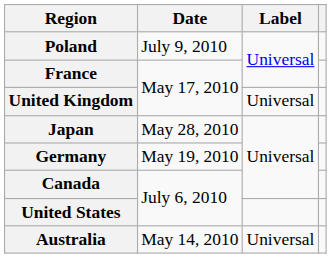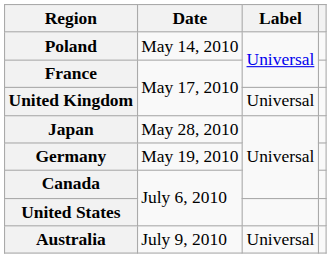(184, 45) July 9, 2010 -> (190, 45) May 14, 2010
(190, 239) May 14, 2010 -> (184, 239) July 9, 2010
